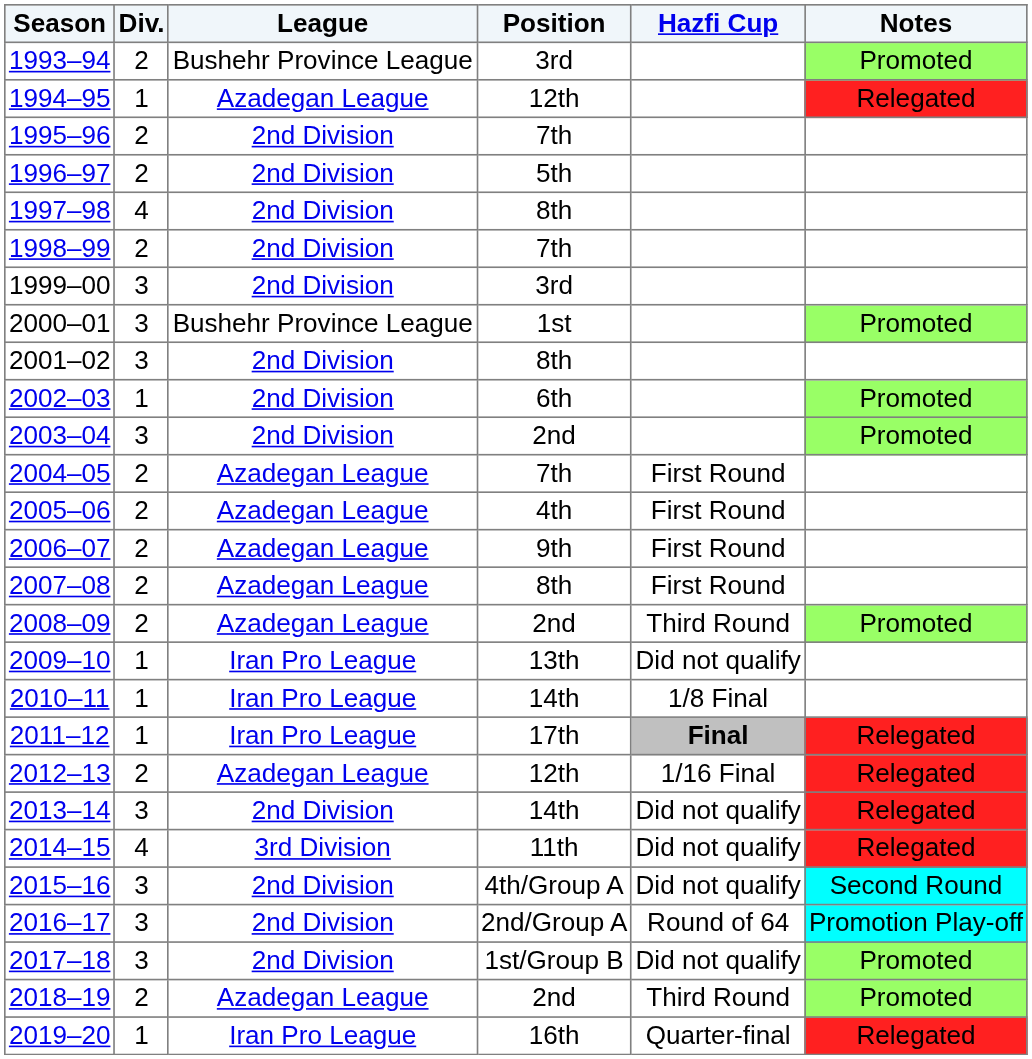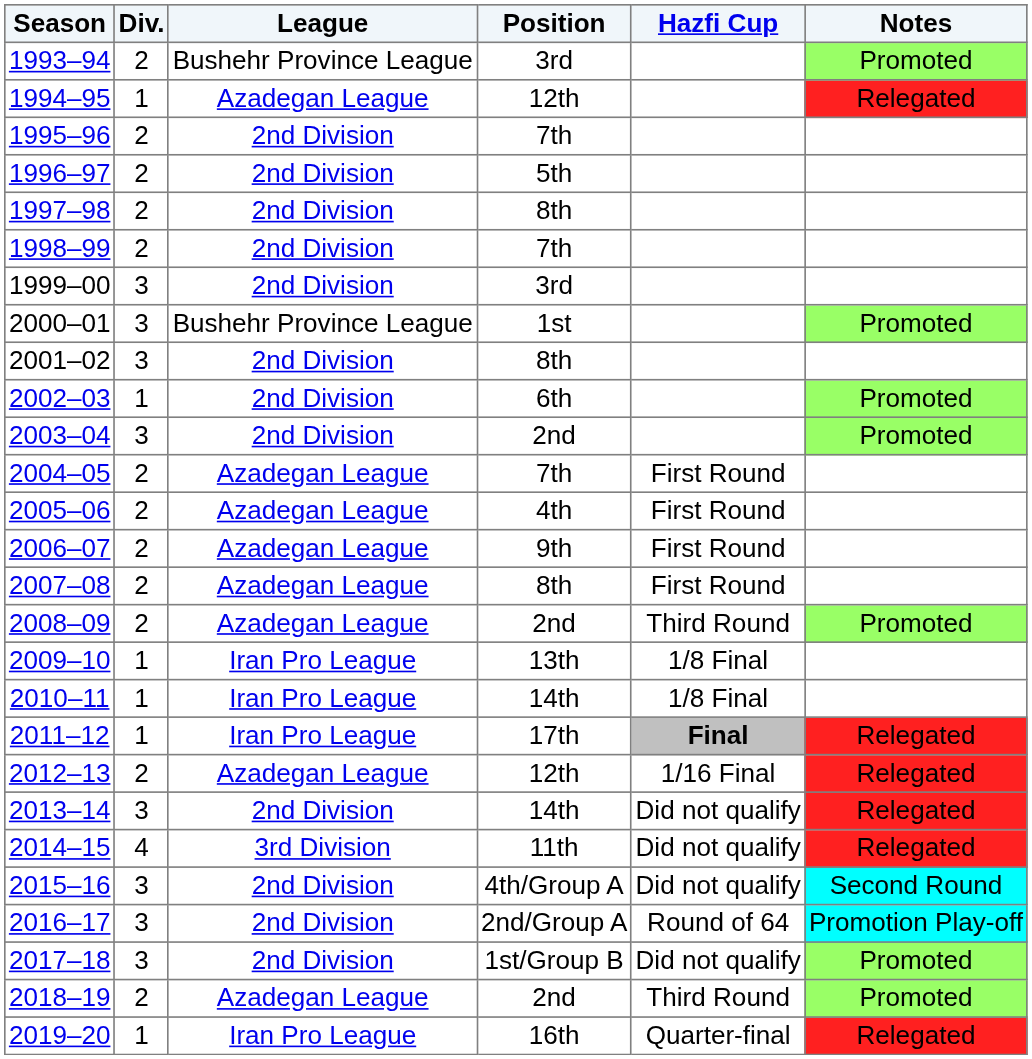(142, 210) 4 -> (142, 210) 2
(718, 660) Did not qualify -> (718, 660) 1/8 Final
